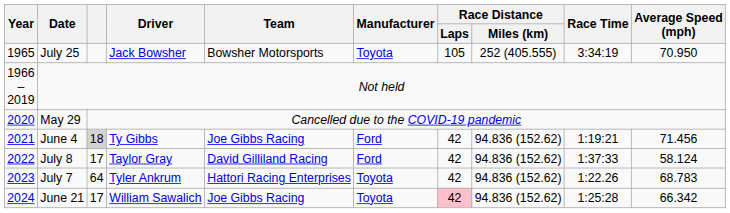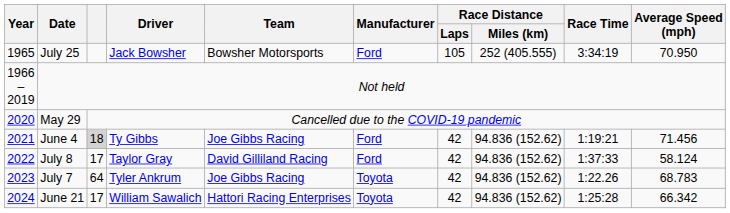(375, 53) Toyota -> (369, 53) Ford
(279, 178) Hattori Racing Enterprises -> (256, 178) Joe Gibbs Racing
(256, 198) Joe Gibbs Racing -> (279, 198) Hattori Racing Enterprises
(455, 198) pink background -> (455, 198) no background
